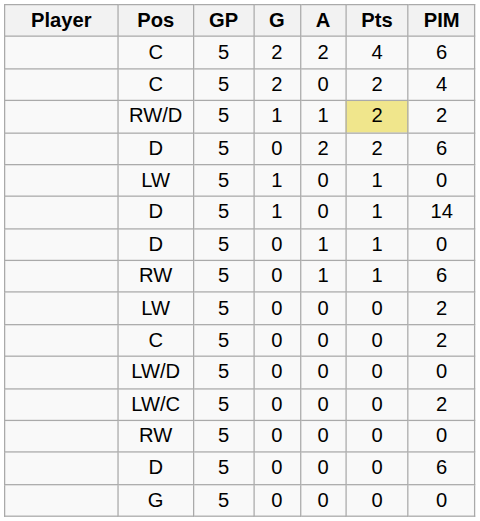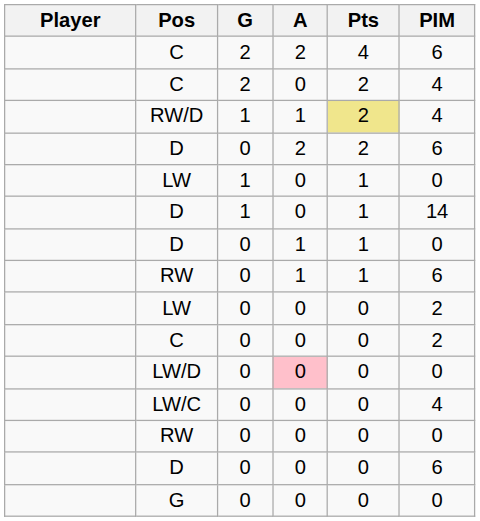- column: (224, 20)
(442, 116) 2 -> (437, 116) 4
(323, 372) no background -> (300, 372) pink background
(442, 404) 2 -> (437, 404) 4
